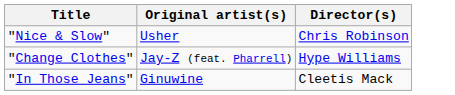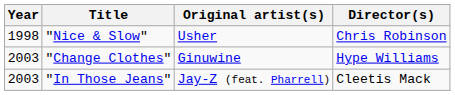+ column: (23, 15)
(216, 58) Jay-Z (feat. Pharrell) -> (209, 58) Ginuwine
(171, 79) Ginuwine -> (254, 79) Jay-Z (feat. Pharrell)
